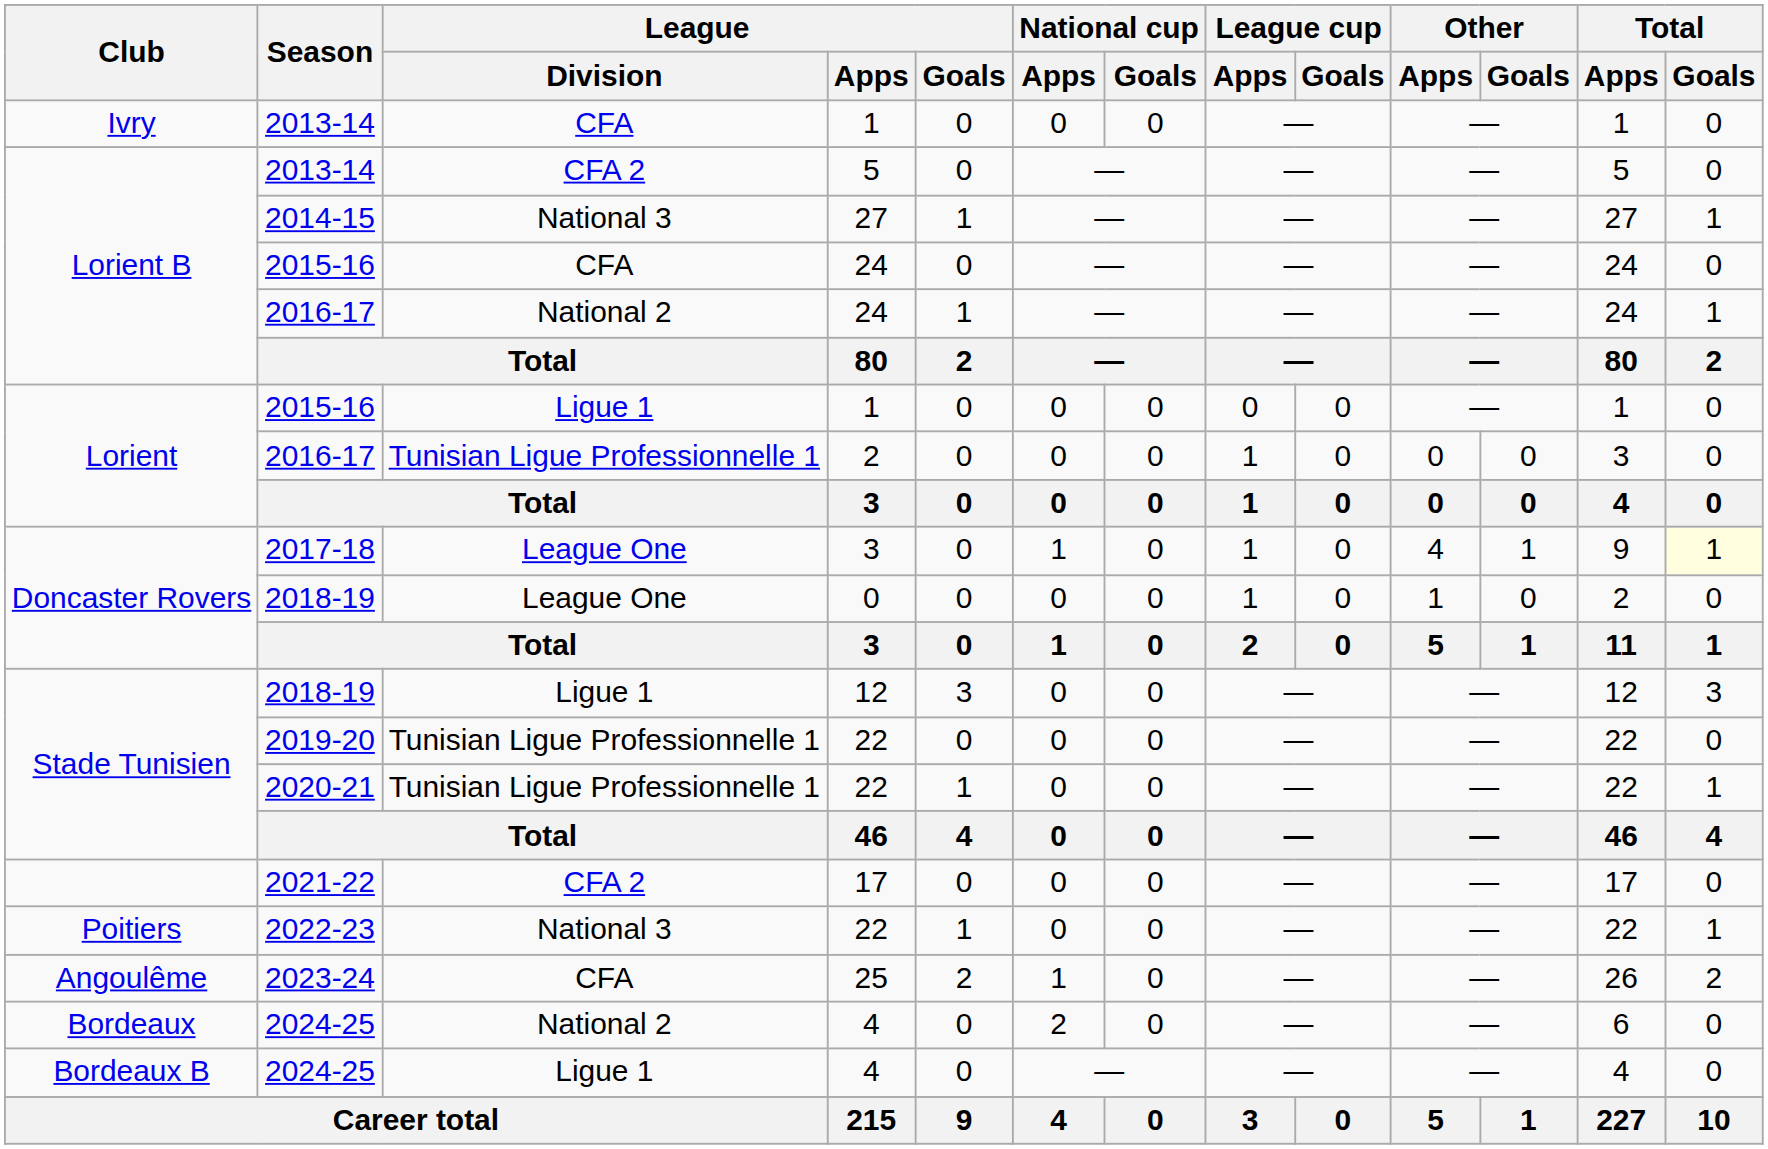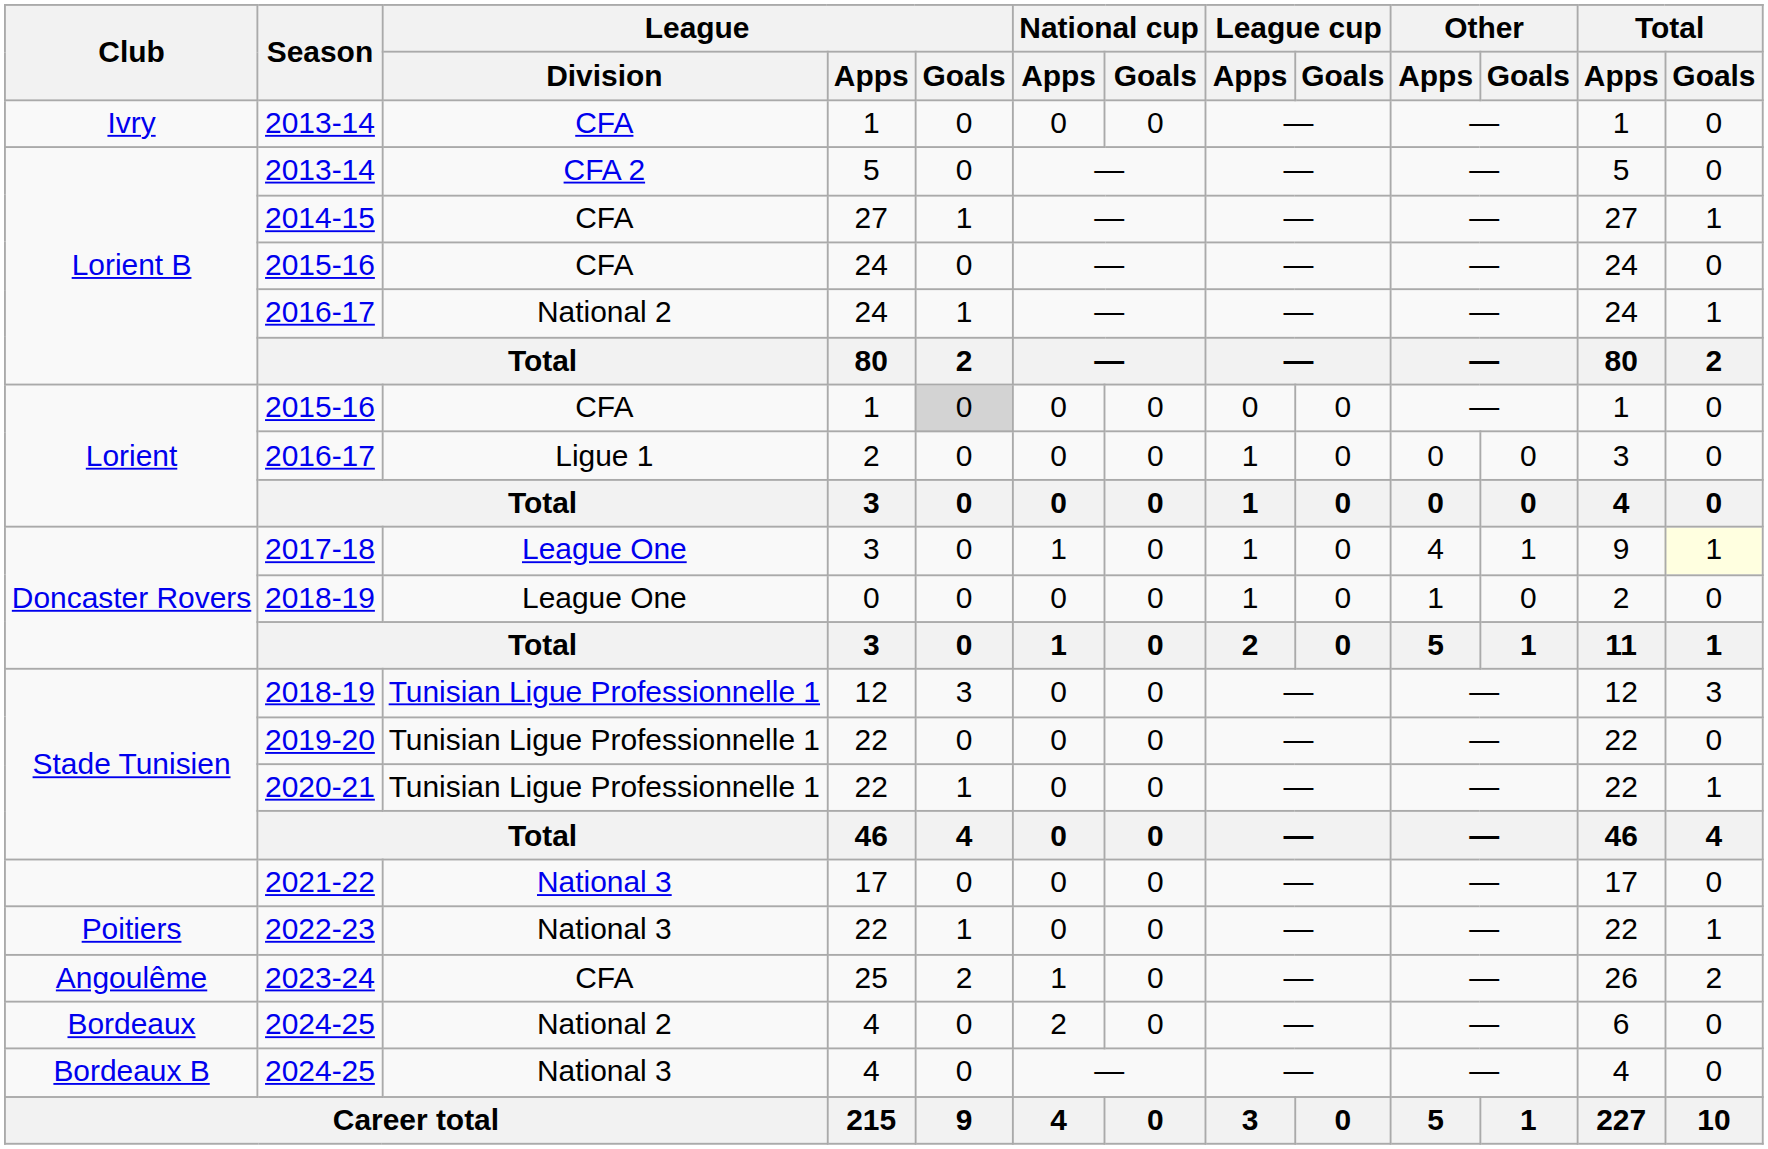(604, 218) National 3 -> (604, 218) CFA
(604, 407) Ligue 1 -> (604, 407) CFA
(964, 407) no background -> (964, 407) lightgrey background
(604, 455) Tunisian Ligue Professionnelle 1 -> (604, 455) Ligue 1
(604, 692) Ligue 1 -> (604, 692) Tunisian Ligue Professionnelle 1
(604, 882) CFA 2 -> (604, 882) National 3
(604, 1072) Ligue 1 -> (604, 1072) National 3
